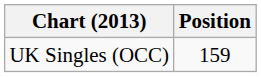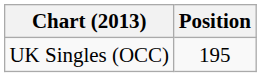(215, 54) 159 -> (215, 54) 195
